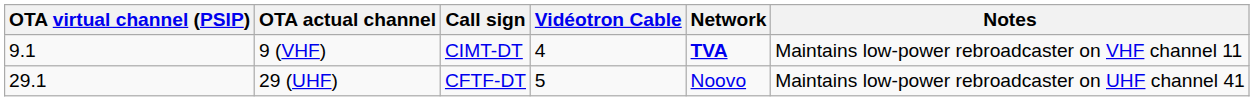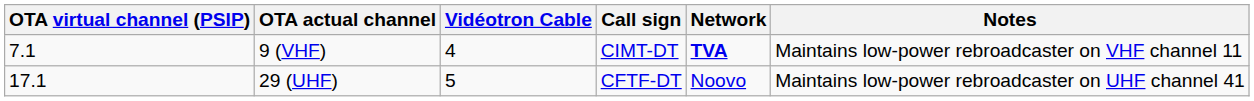columns swapped: (608, 19) <-> (485, 19)
(22, 50) 9.1 -> (22, 50) 7.1
(28, 80) 29.1 -> (28, 80) 17.1
